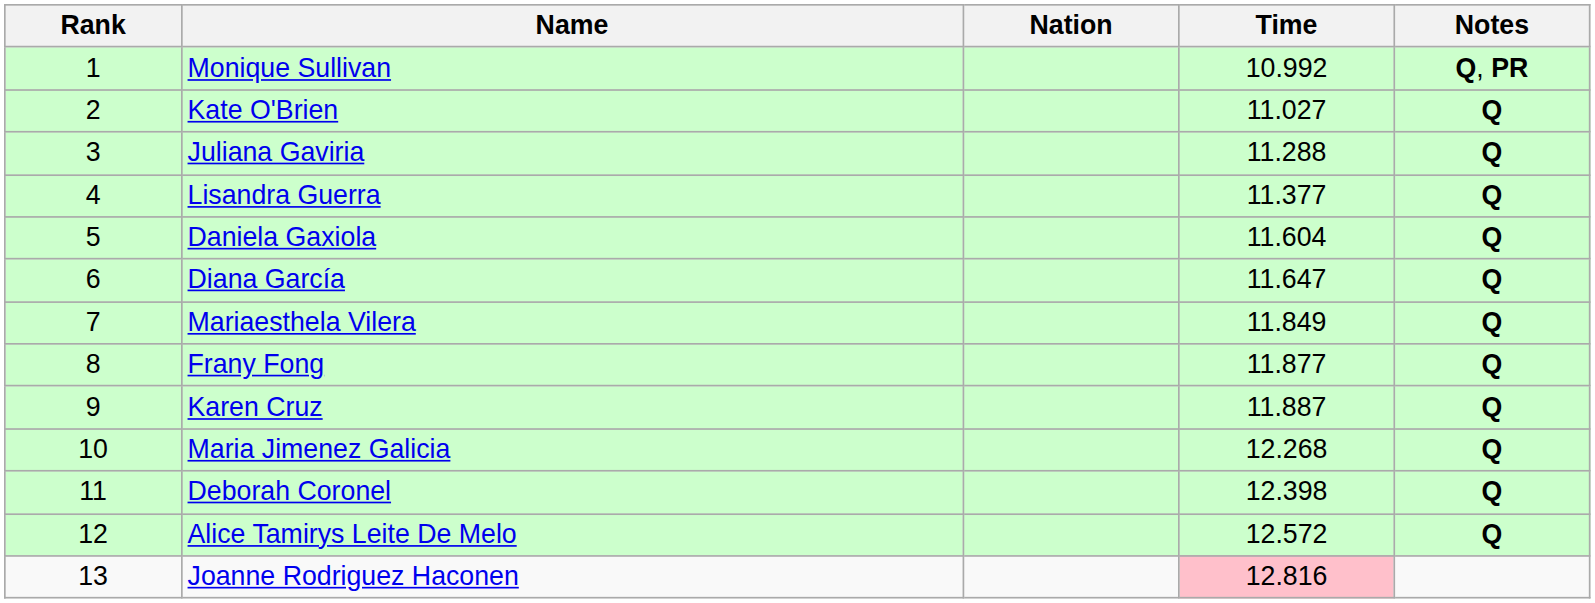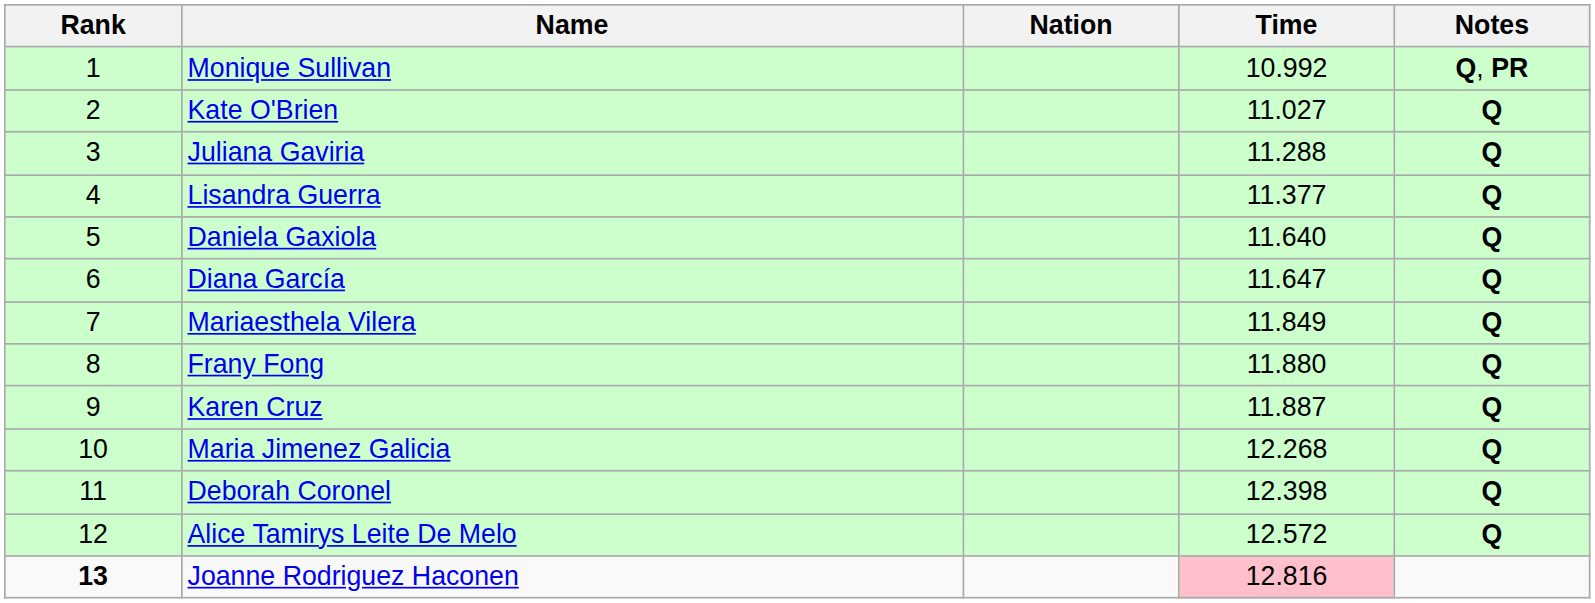(1287, 237) 11.604 -> (1287, 237) 11.640
(1287, 364) 11.877 -> (1287, 364) 11.880
(93, 576) normal -> (93, 576) bold
